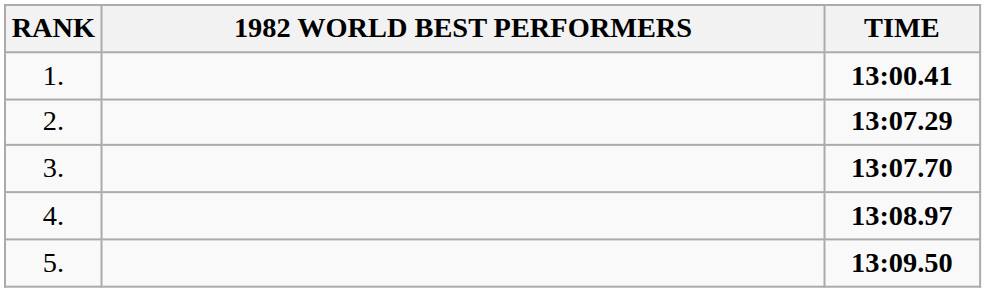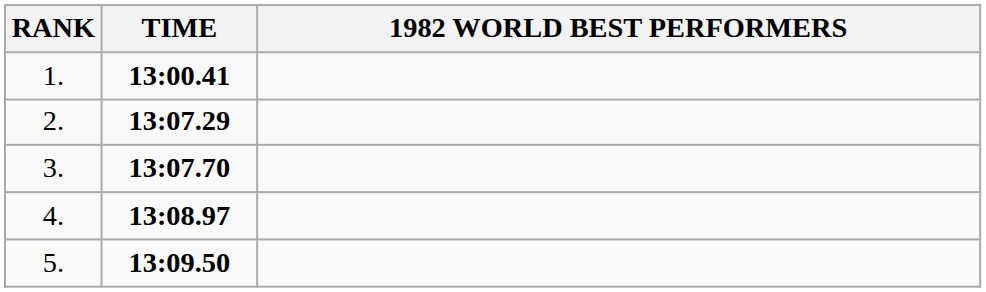columns swapped: (463, 28) <-> (902, 28)
